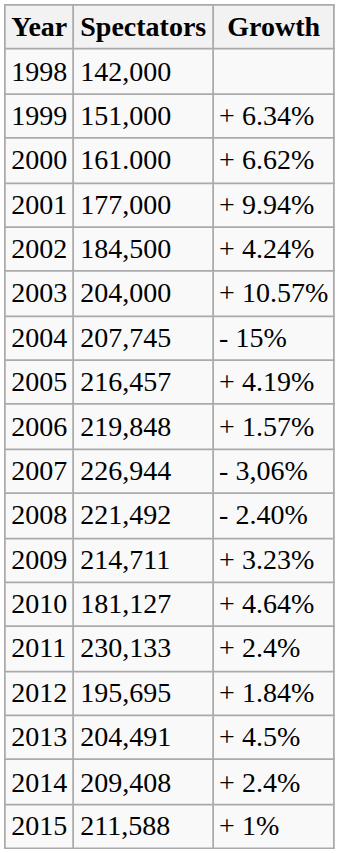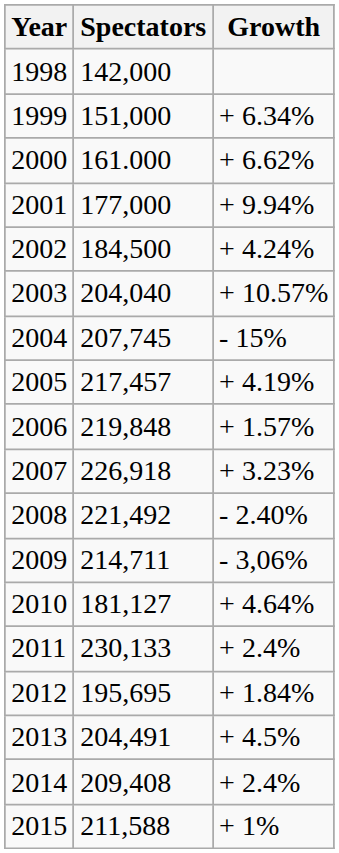(126, 293) 204,000 -> (126, 293) 204,040
(126, 381) 216,457 -> (126, 381) 217,457
(126, 470) 226,944 -> (126, 470) 226,918
(263, 470) - 3,06% -> (267, 470) + 3.23%
(267, 559) + 3.23% -> (263, 559) - 3,06%
